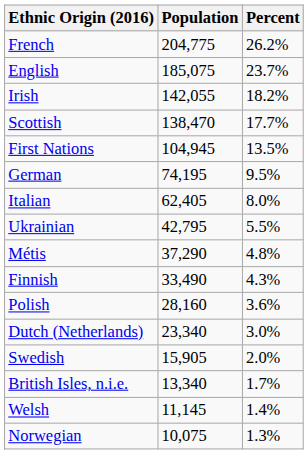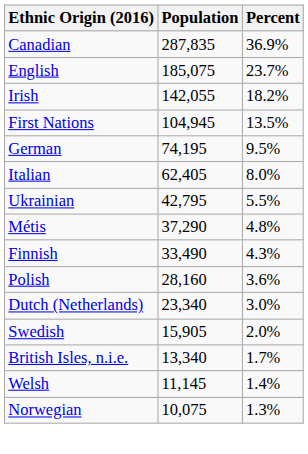+ row: (39, 44)
- row: (31, 44)
- row: (35, 122)
